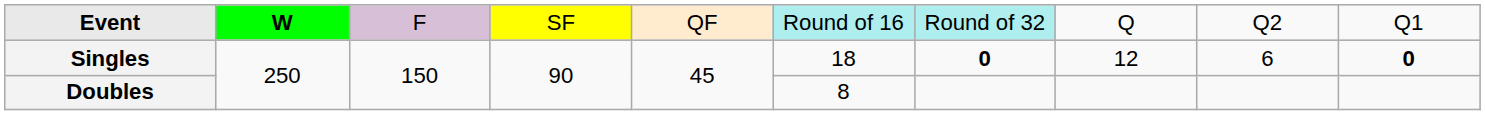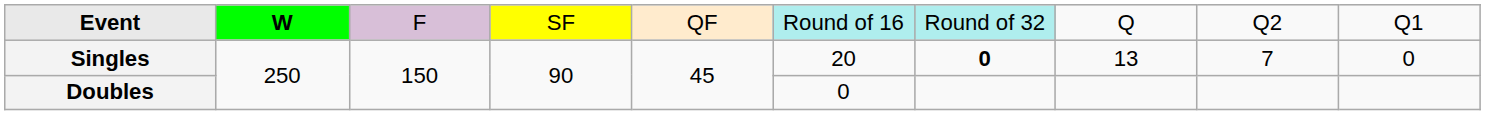(843, 58) 18 -> (843, 58) 20
(1126, 58) 12 -> (1126, 58) 13
(1267, 58) 6 -> (1267, 58) 7
(1409, 58) bold -> (1409, 58) normal
(843, 93) 8 -> (843, 93) 0
